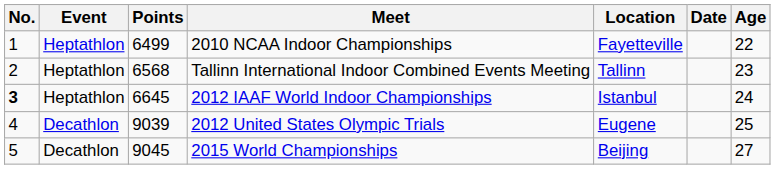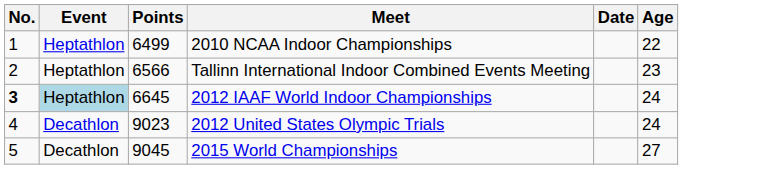- column: (640, 17)
(151, 71) 6568 -> (151, 71) 6566
(84, 97) no background -> (84, 97) lightblue background
(151, 124) 9039 -> (151, 124) 9023
(744, 124) 25 -> (651, 124) 24
